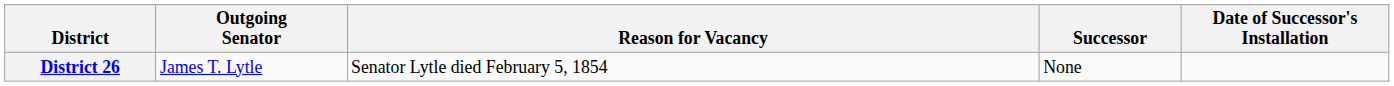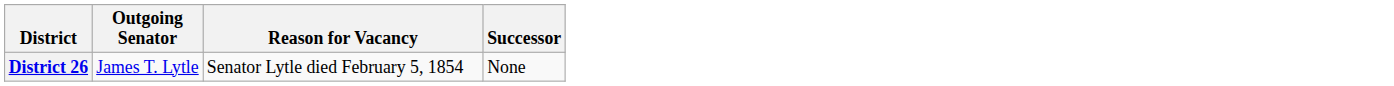- column: (1285, 28)
